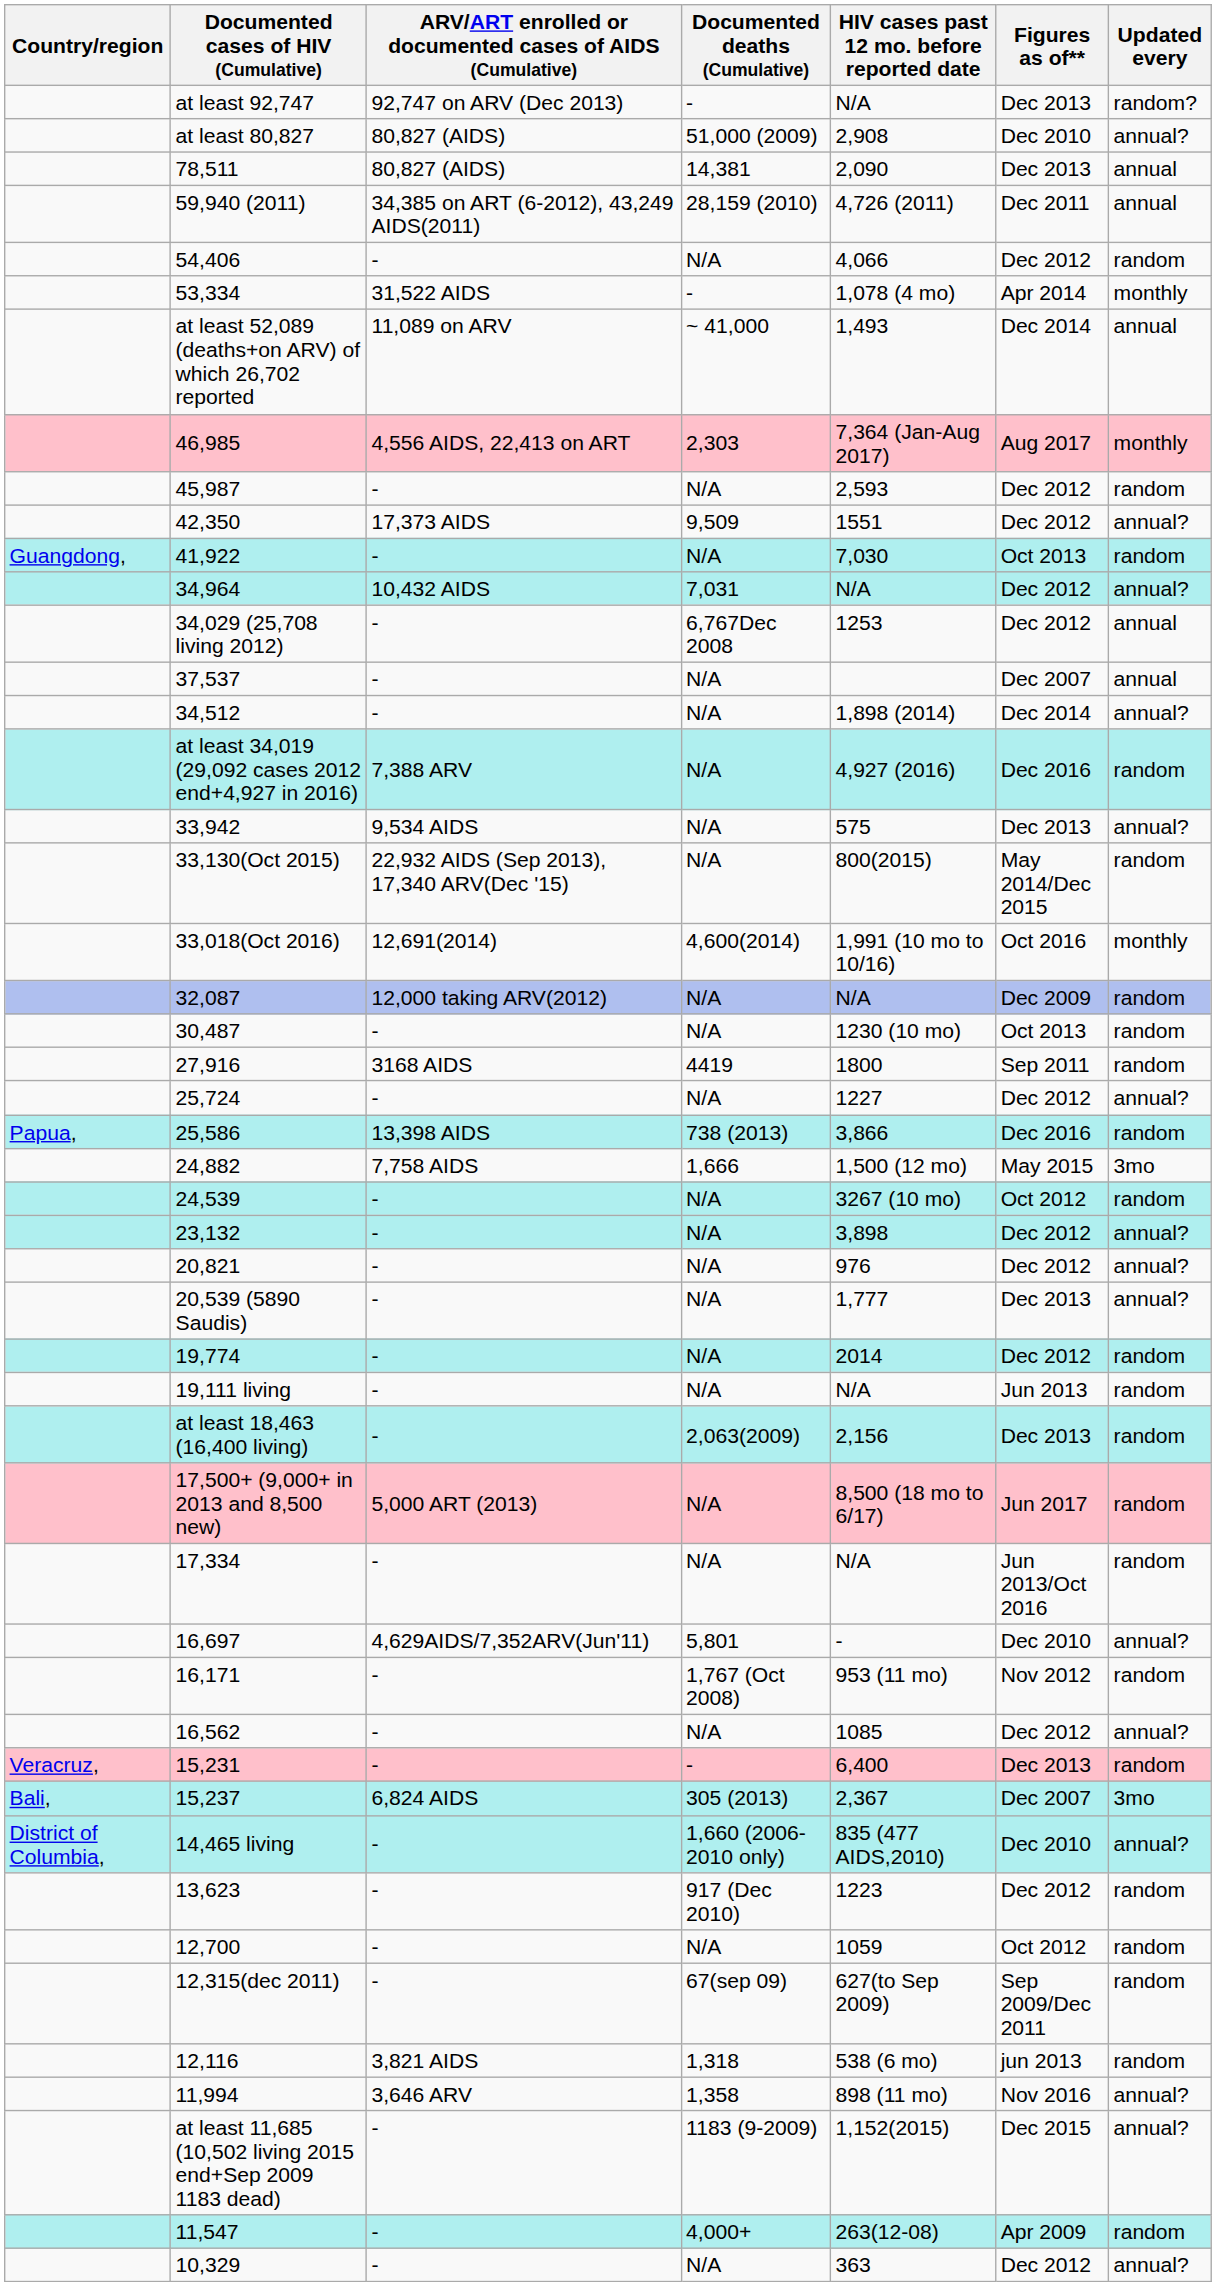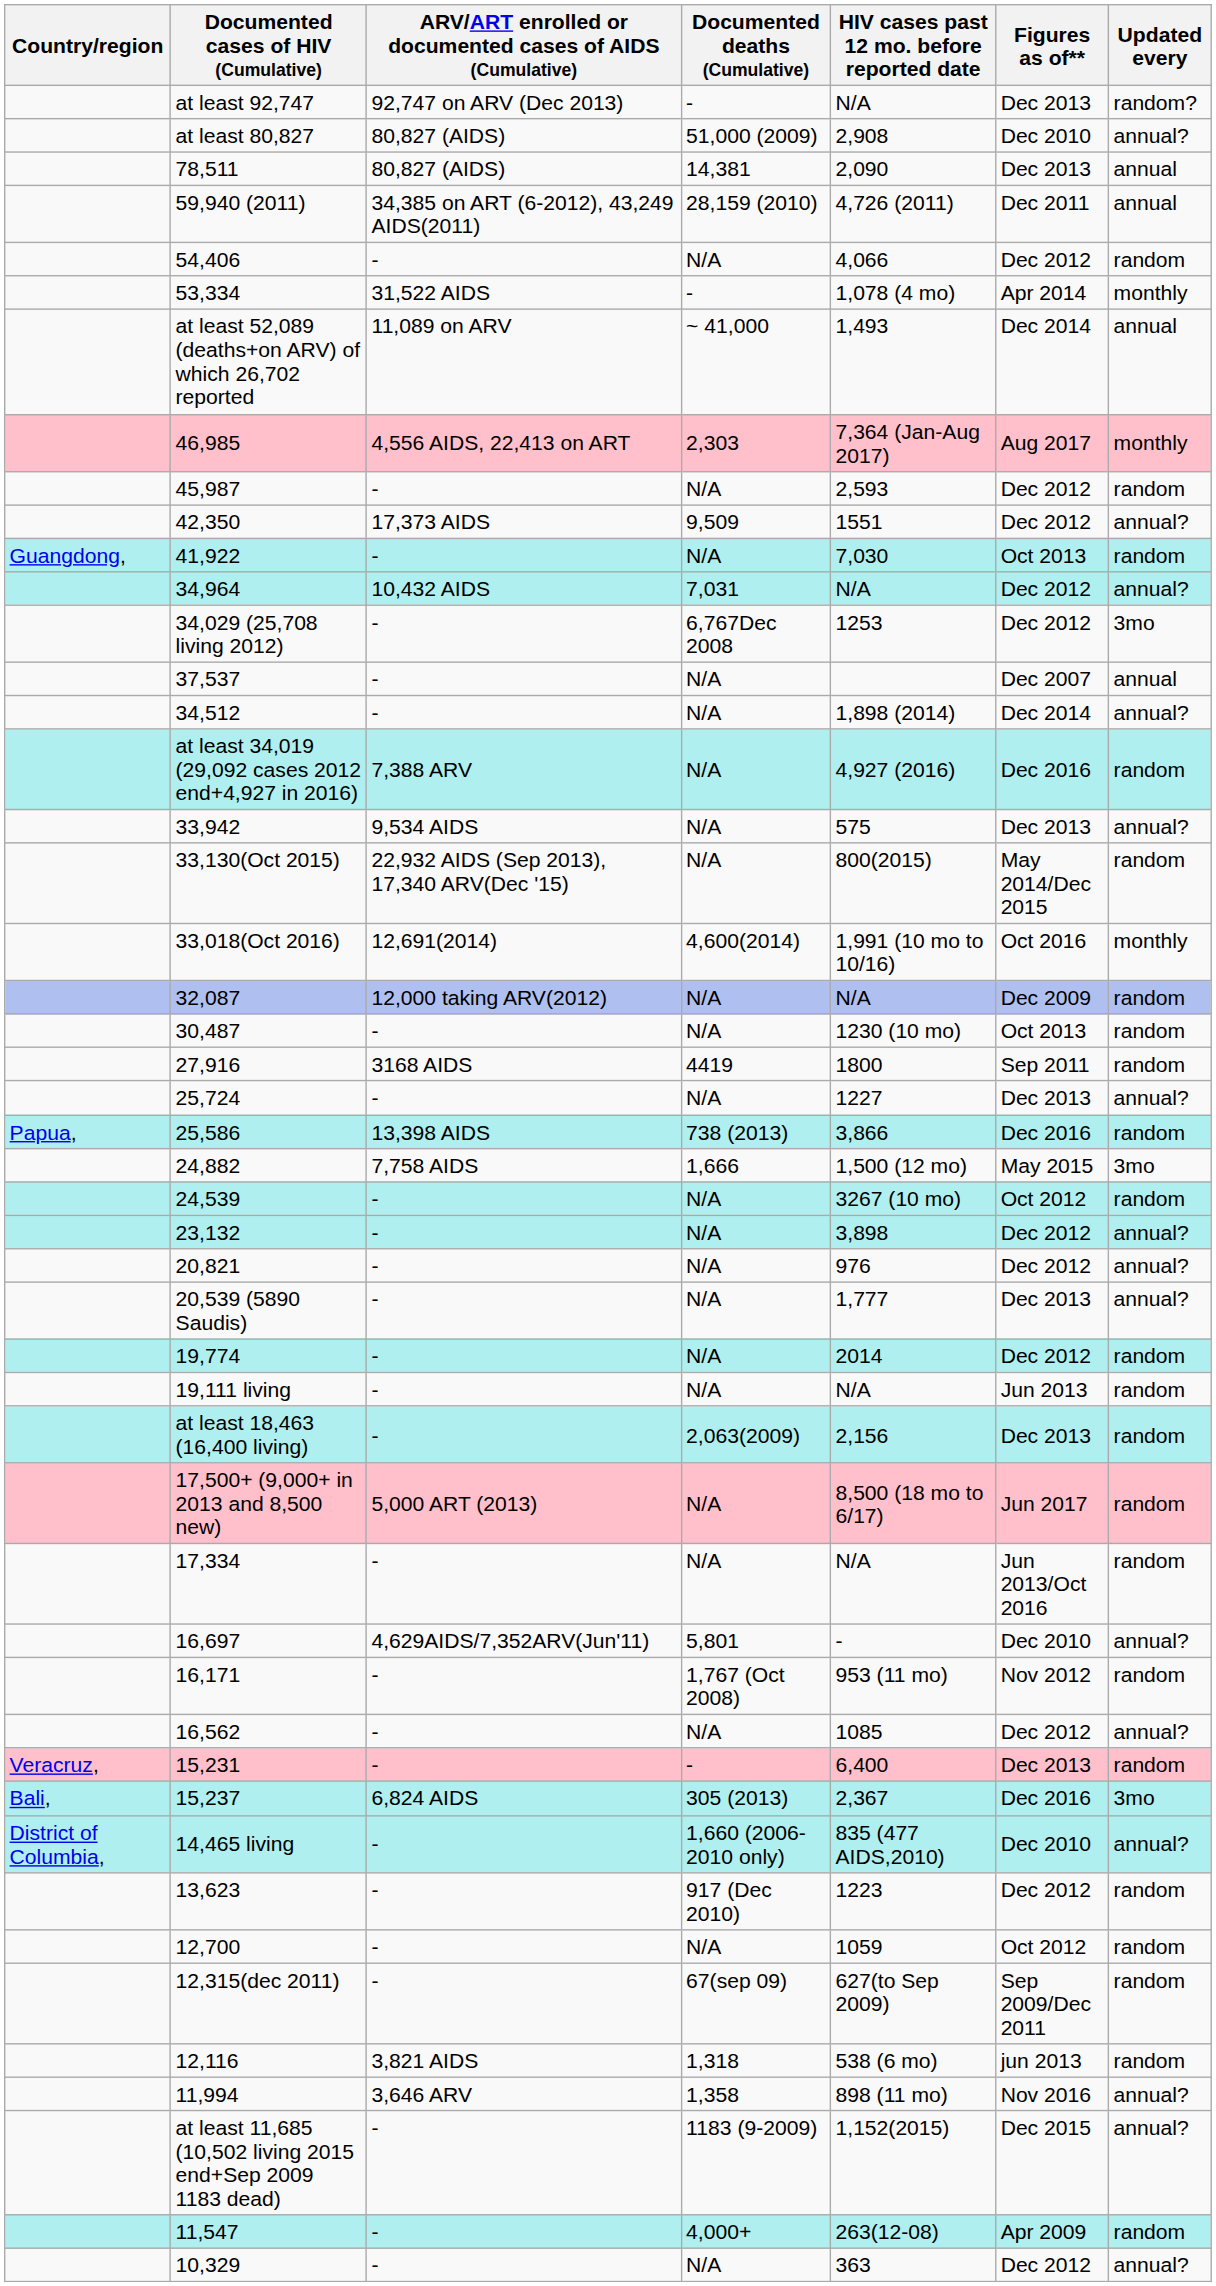(1145, 622) annual -> (1134, 622) 3mo
(1046, 1098) Dec 2012 -> (1046, 1098) Dec 2013
(1046, 1799) Dec 2007 -> (1046, 1799) Dec 2016
